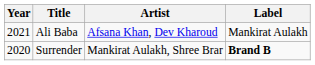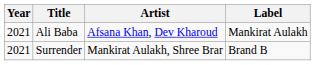(19, 50) 2020 -> (19, 50) 2021
(249, 50) bold -> (248, 50) normal
